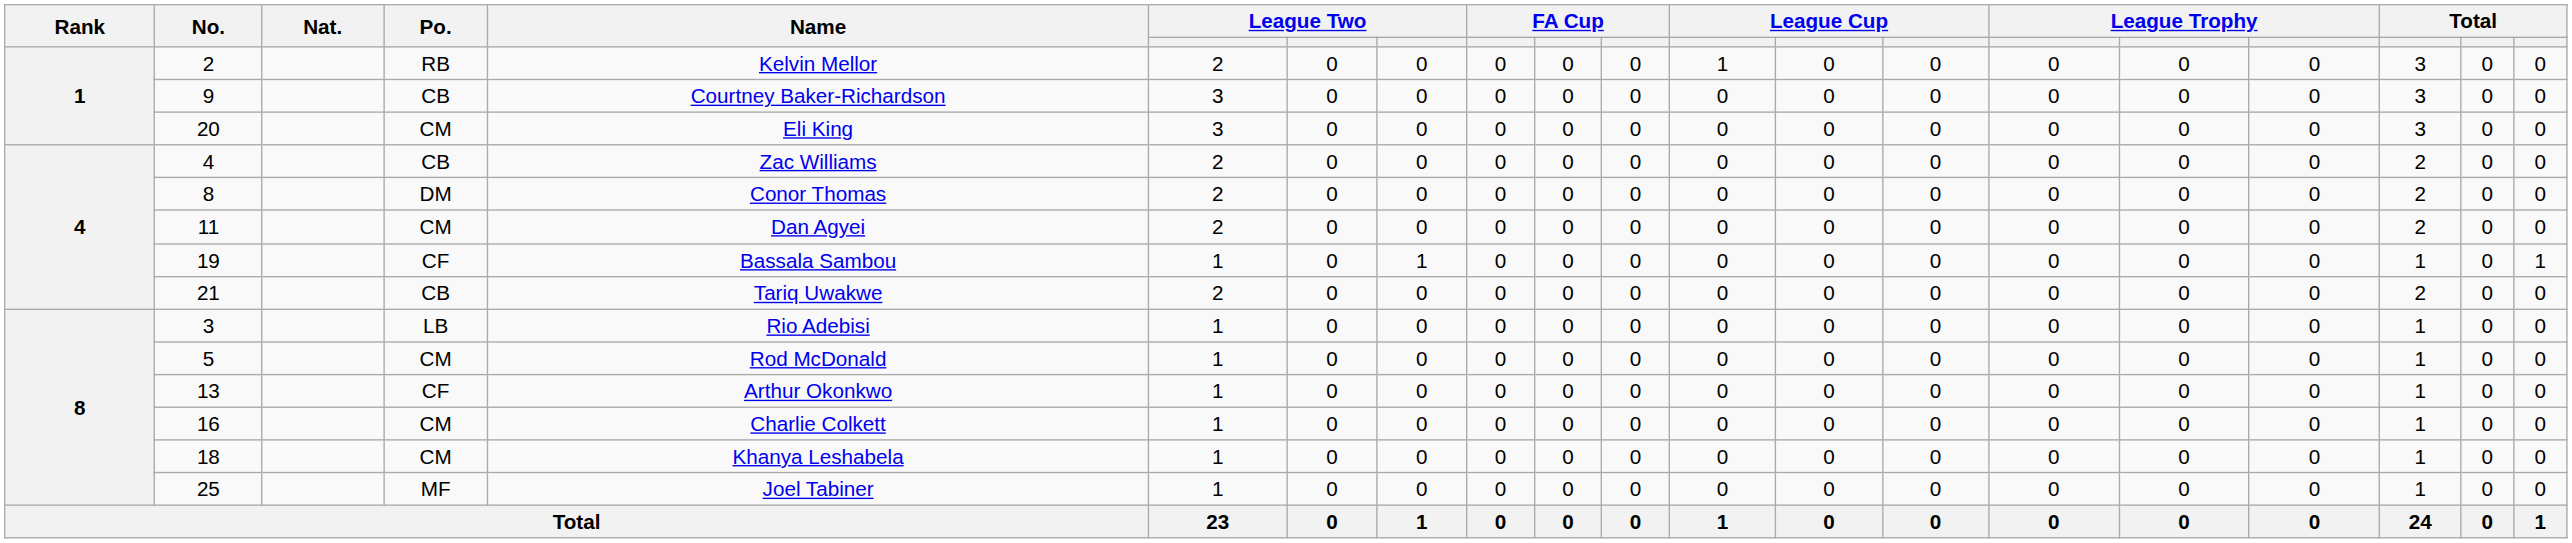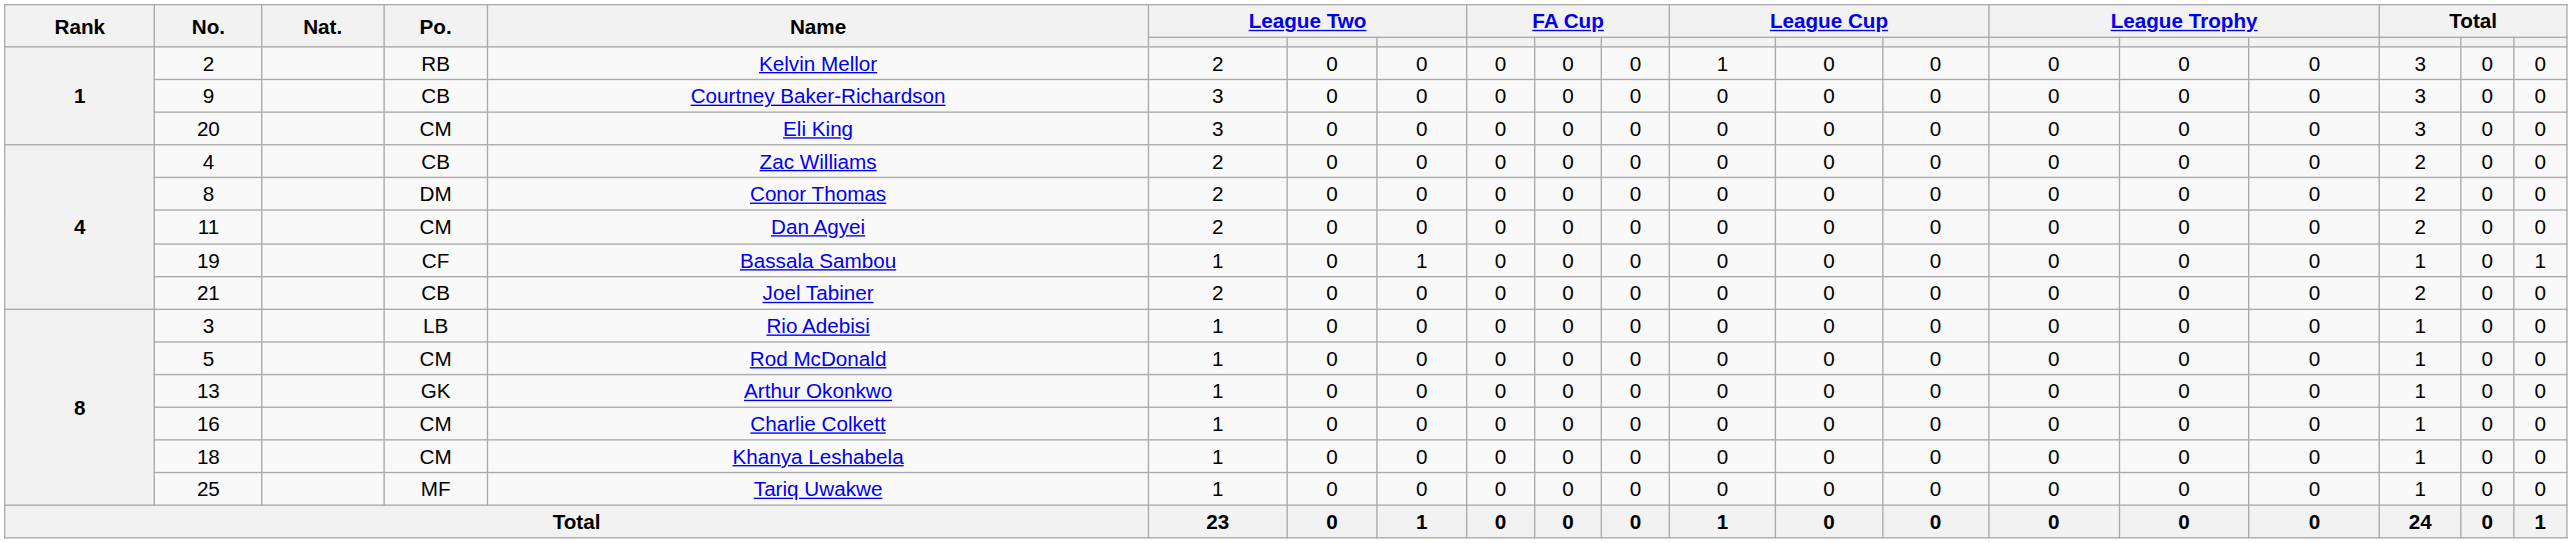(818, 293) Tariq Uwakwe -> (818, 293) Joel Tabiner
(436, 391) CF -> (436, 391) GK
(818, 489) Joel Tabiner -> (818, 489) Tariq Uwakwe
